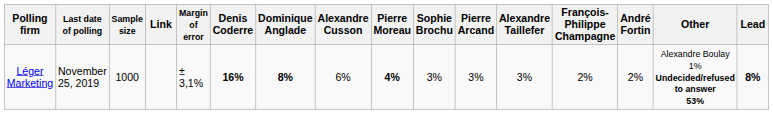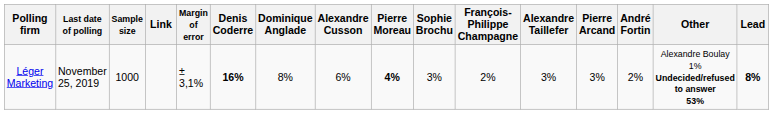columns swapped: (476, 24) <-> (585, 24)
(285, 77) bold -> (285, 77) normal
